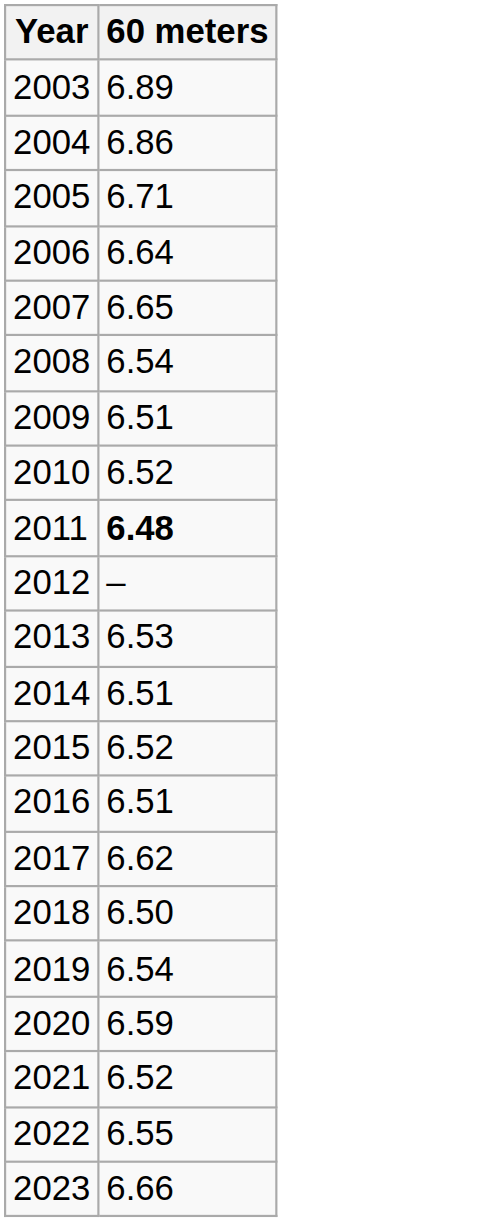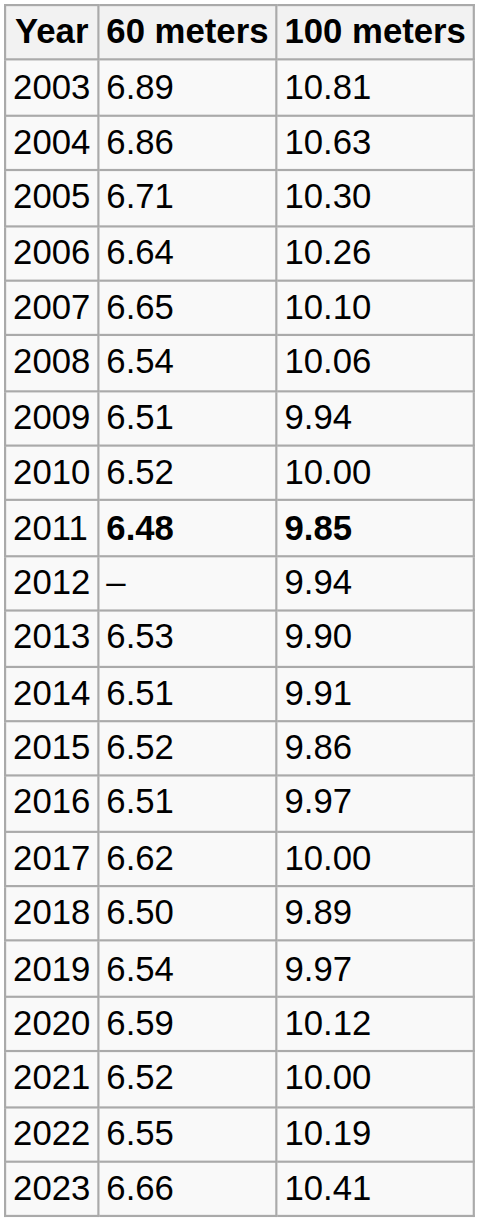+ column: (375, 32)
